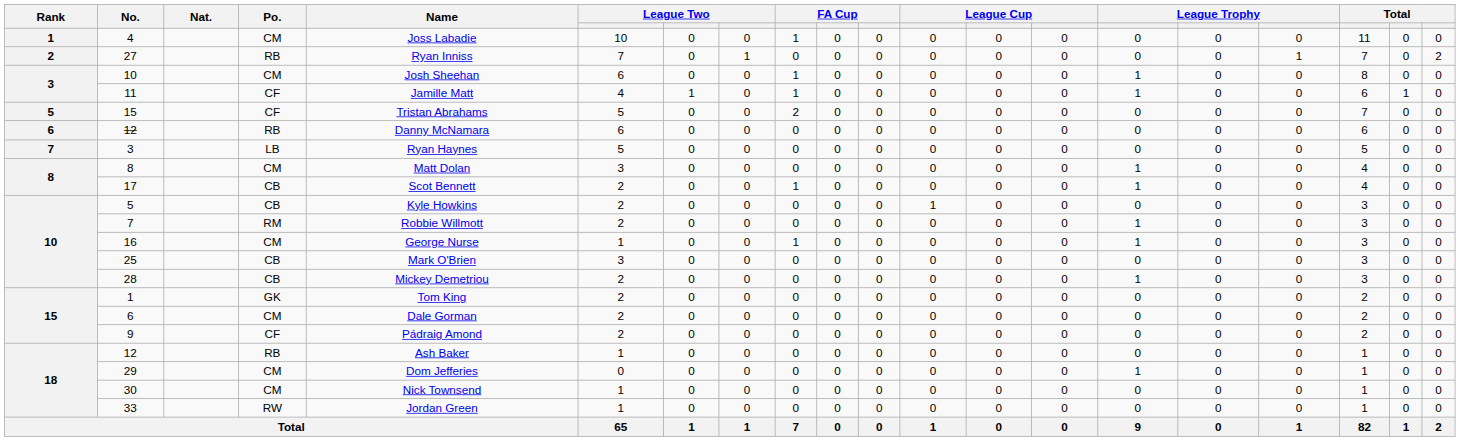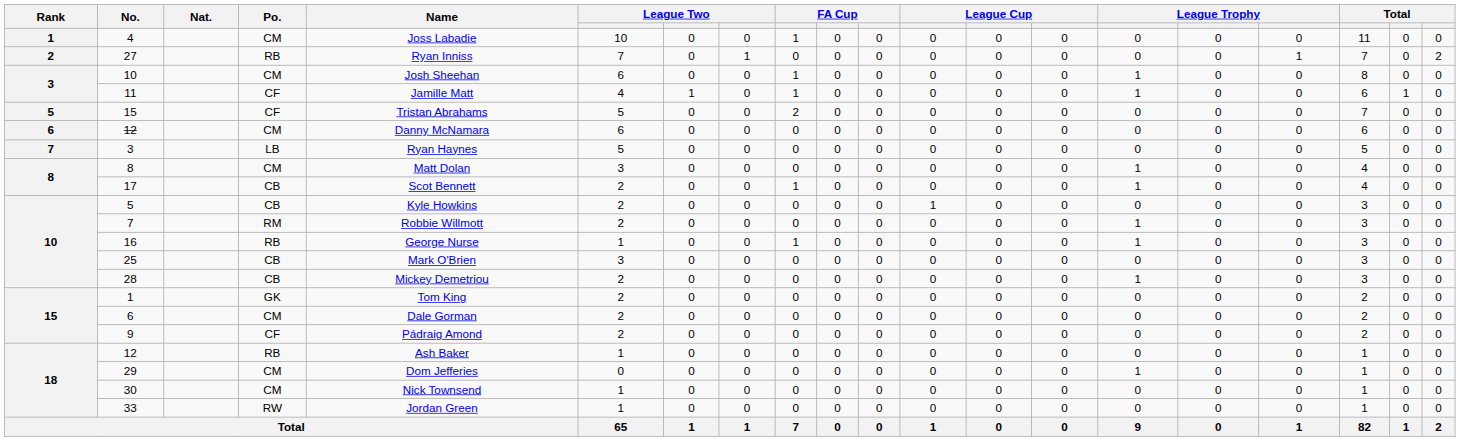(272, 130) RB -> (272, 130) CM
(272, 242) CM -> (272, 242) RB
